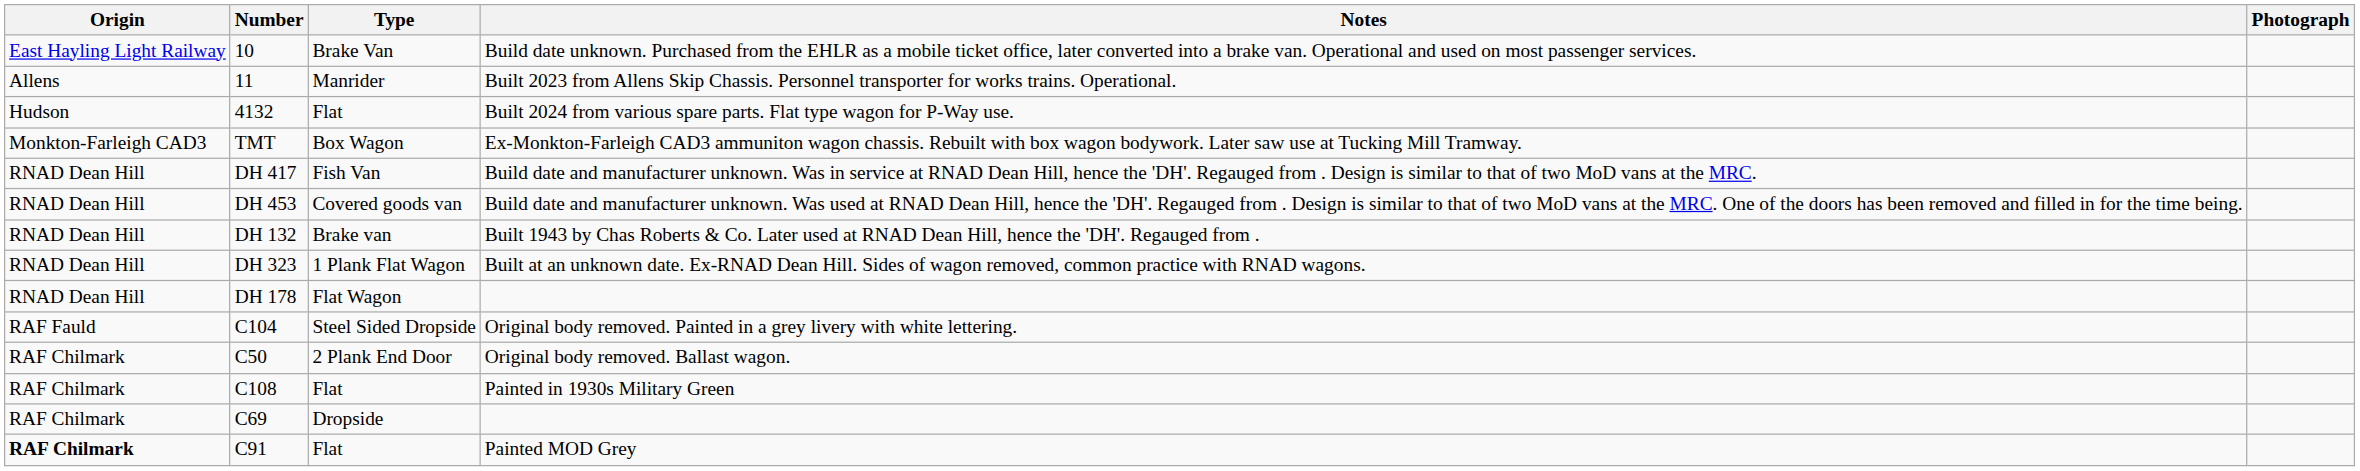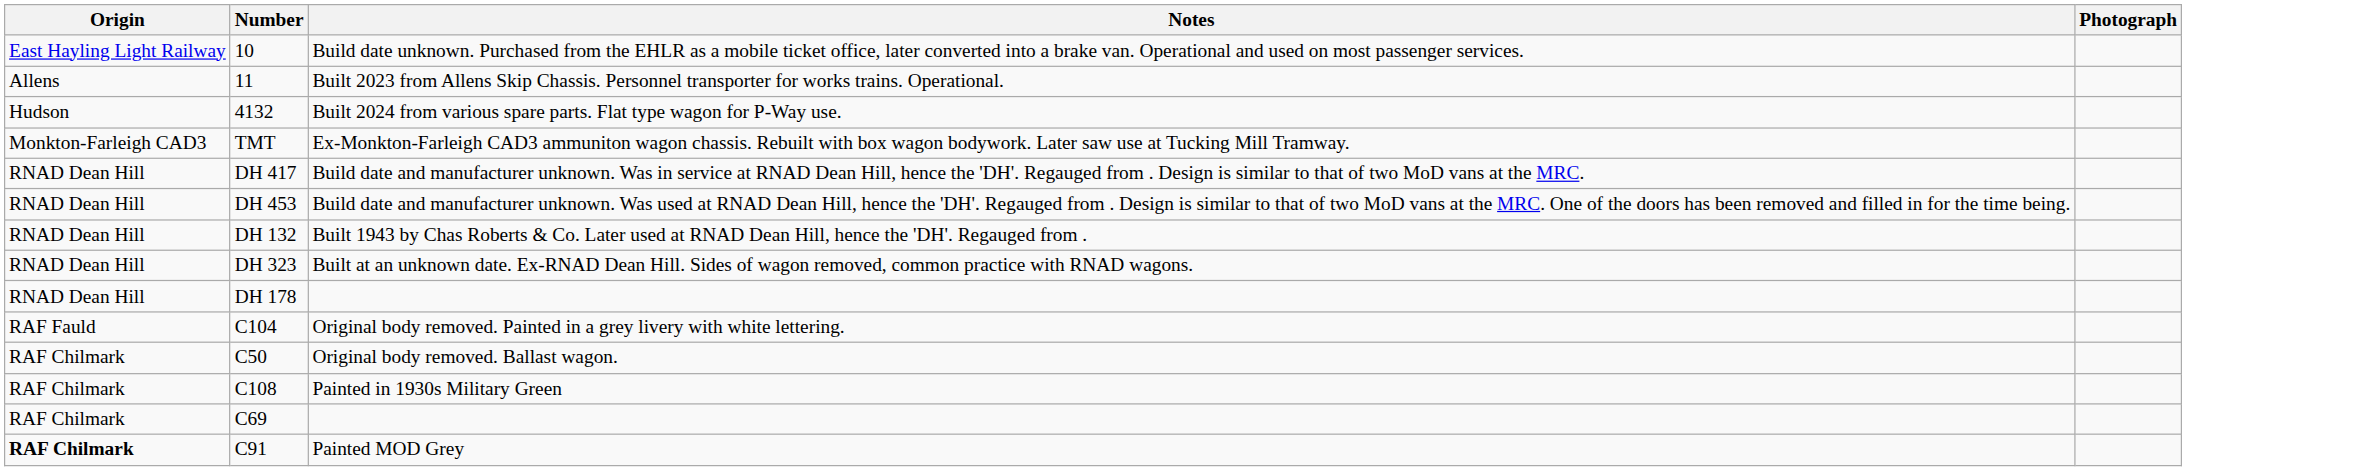- column: (394, 19)
